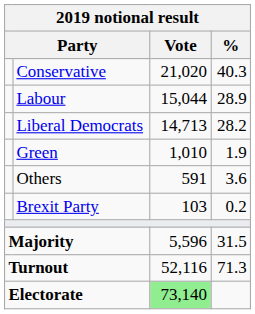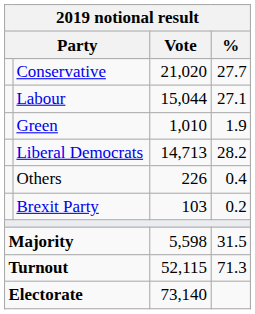(232, 71) 40.3 -> (232, 71) 27.7
(232, 98) 28.9 -> (232, 98) 27.1
rows swapped: (80, 125) <-> (37, 152)
(194, 179) 591 -> (194, 179) 226
(236, 179) 3.6 -> (236, 179) 0.4
(188, 240) 5,596 -> (188, 240) 5,598
(184, 267) 52,116 -> (184, 267) 52,115
(184, 294) lightgreen background -> (184, 294) no background
